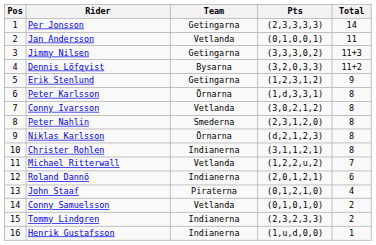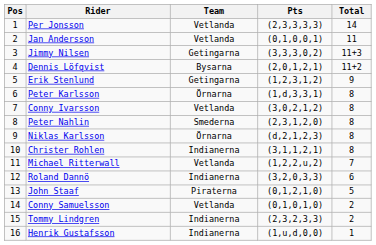(214, 25) Getingarna -> (214, 25) Vetlanda
(295, 67) (3,2,0,3,3) -> (295, 67) (2,0,1,2,1)
(295, 178) (2,0,1,2,1) -> (295, 178) (3,2,0,3,3)
(352, 192) 4 -> (352, 192) 5
